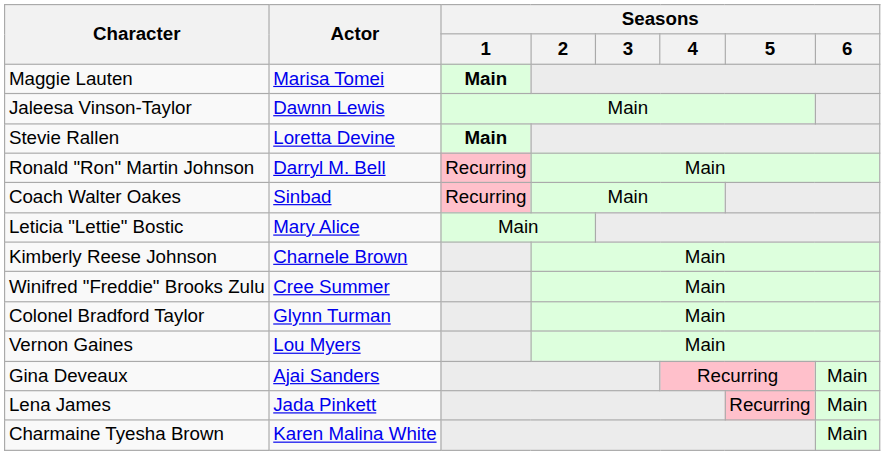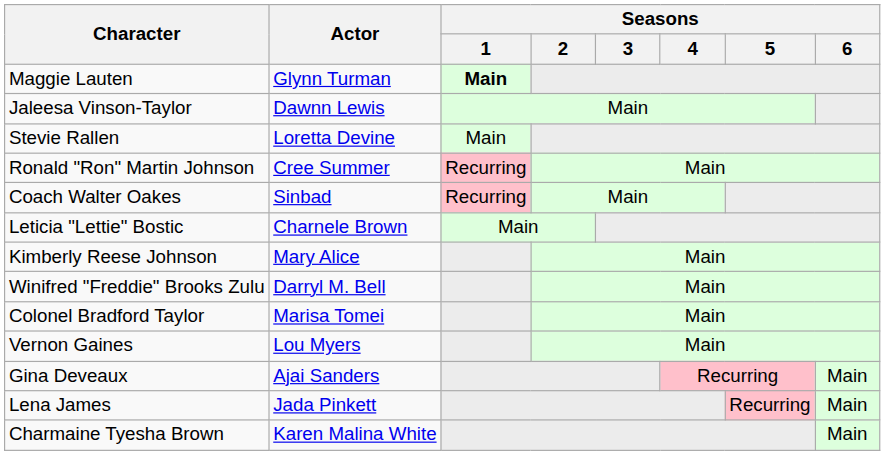(329, 78) Marisa Tomei -> (332, 78) Glynn Turman
(486, 138) bold -> (486, 138) normal
(329, 167) Darryl M. Bell -> (331, 167) Cree Summer
(316, 227) Mary Alice -> (340, 227) Charnele Brown
(340, 256) Charnele Brown -> (316, 256) Mary Alice
(331, 286) Cree Summer -> (329, 286) Darryl M. Bell
(332, 316) Glynn Turman -> (329, 316) Marisa Tomei
